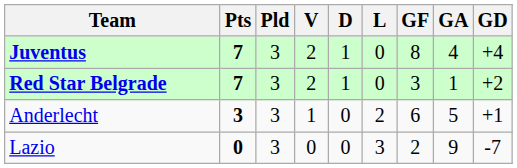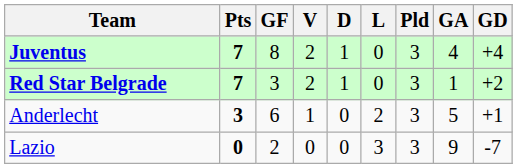columns swapped: (275, 20) <-> (415, 20)
